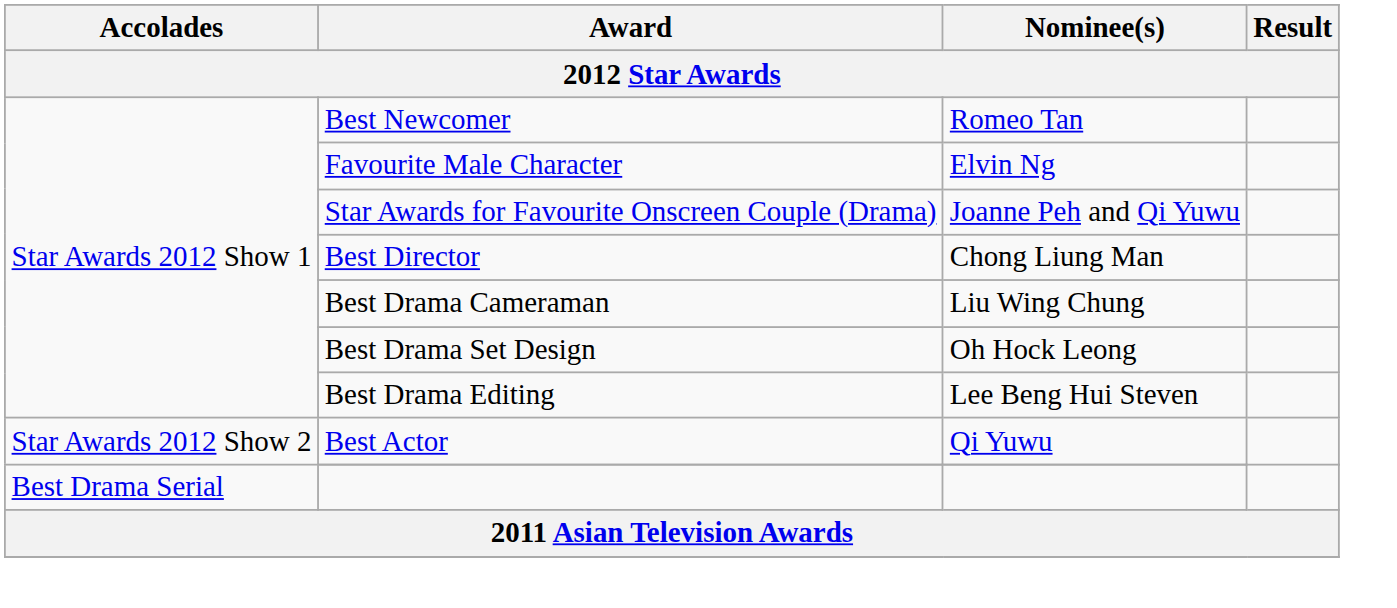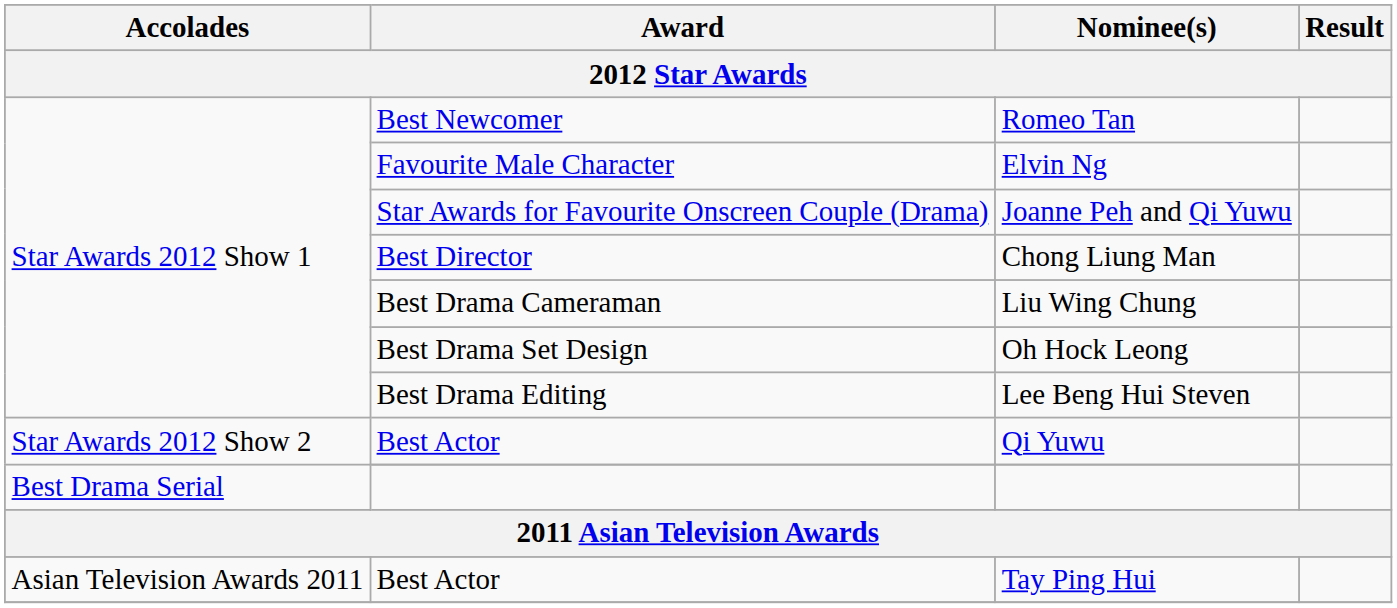+ row: (438, 578)
